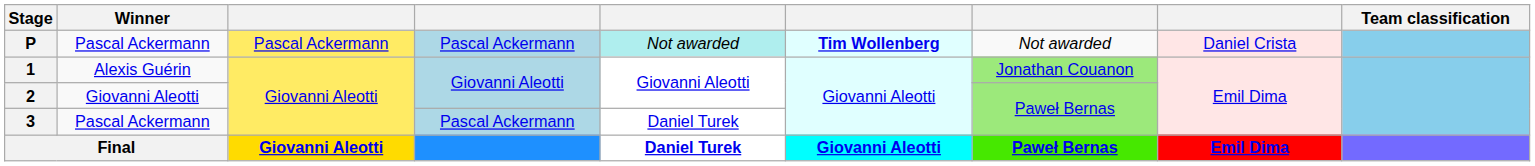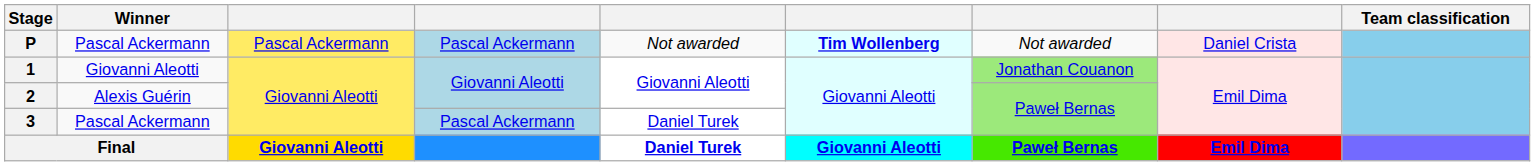(693, 44) paleturquoise background -> (693, 44) no background
(142, 70) Alexis Guérin -> (142, 70) Giovanni Aleotti
(142, 96) Giovanni Aleotti -> (142, 96) Alexis Guérin
